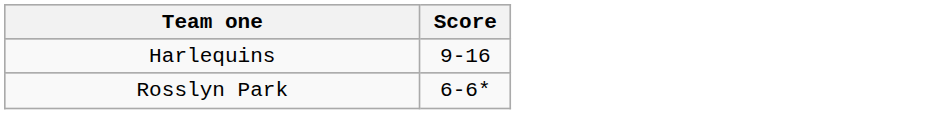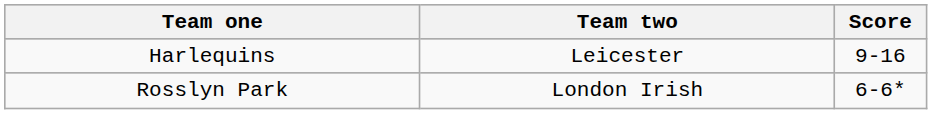+ column: (627, 22)
